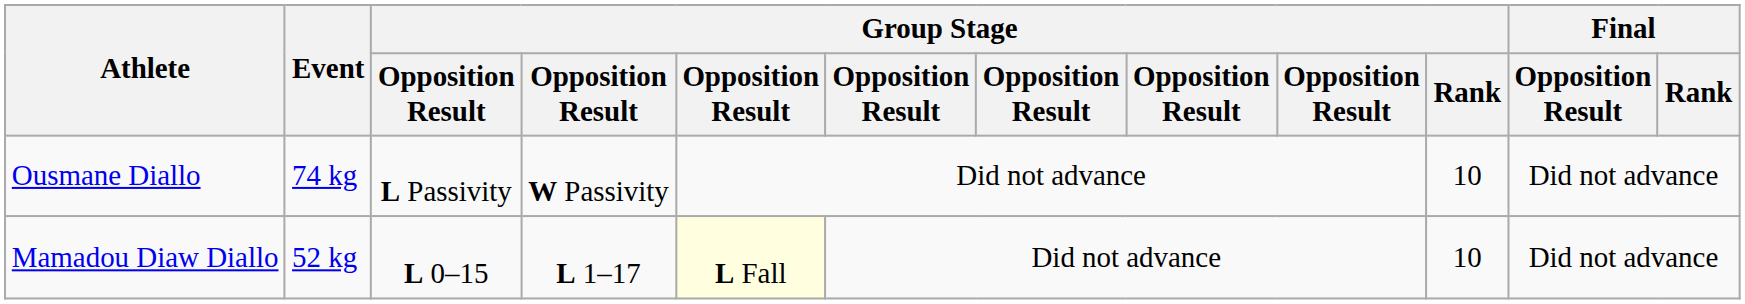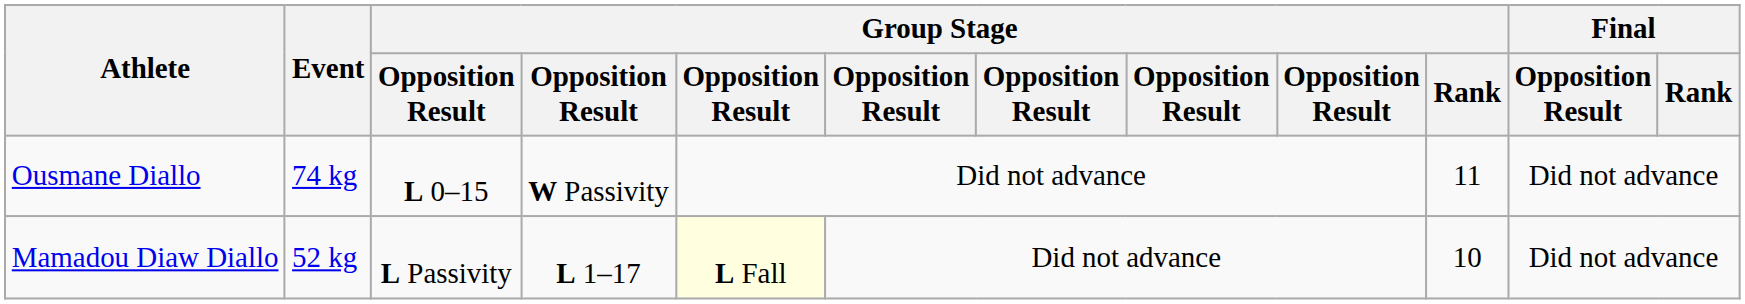(446, 192) L Passivity -> (446, 192) L 0–15
(1467, 175) 10 -> (1467, 175) 11
(446, 274) L 0–15 -> (446, 274) L Passivity
